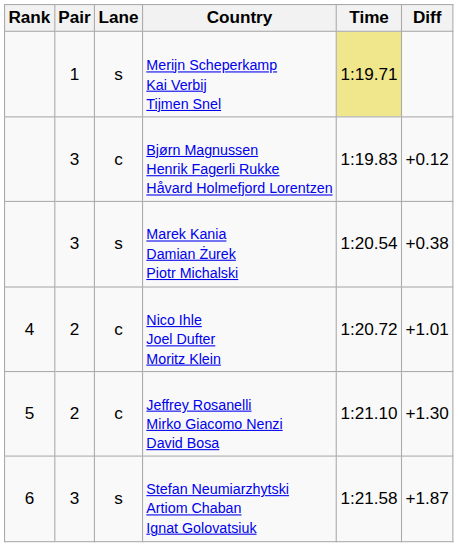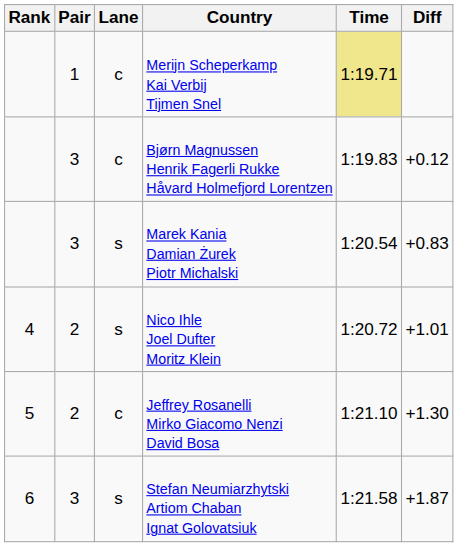(118, 74) s -> (118, 74) c
(427, 243) +0.38 -> (427, 243) +0.83
(118, 328) c -> (118, 328) s
